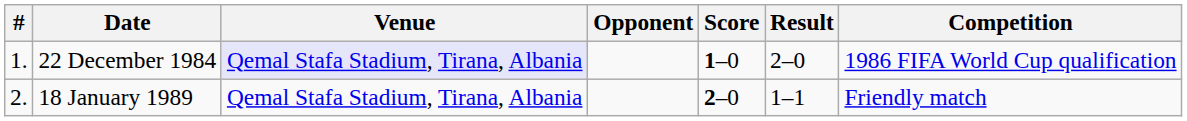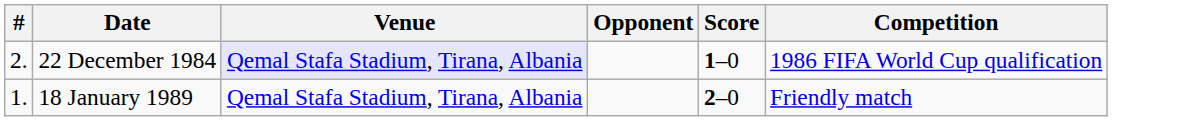- column: (802, 23)
(19, 60) 1. -> (19, 60) 2.
(19, 97) 2. -> (19, 97) 1.
